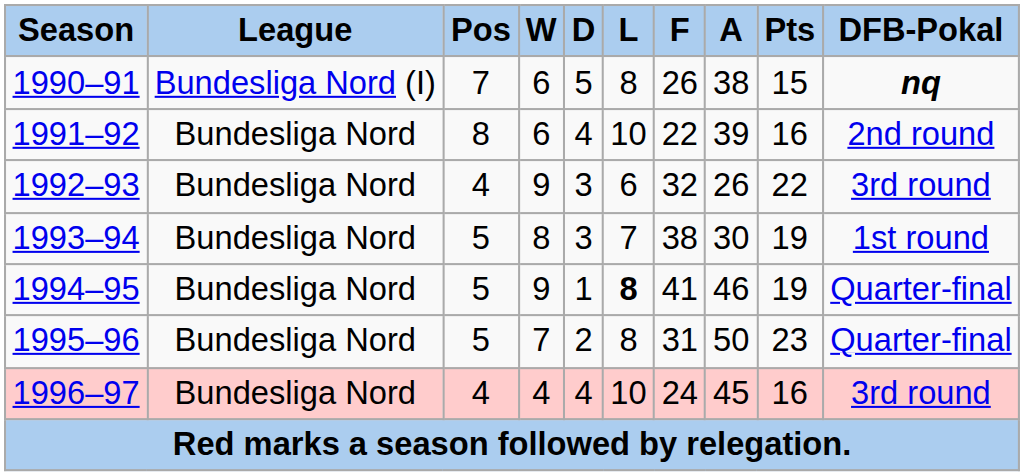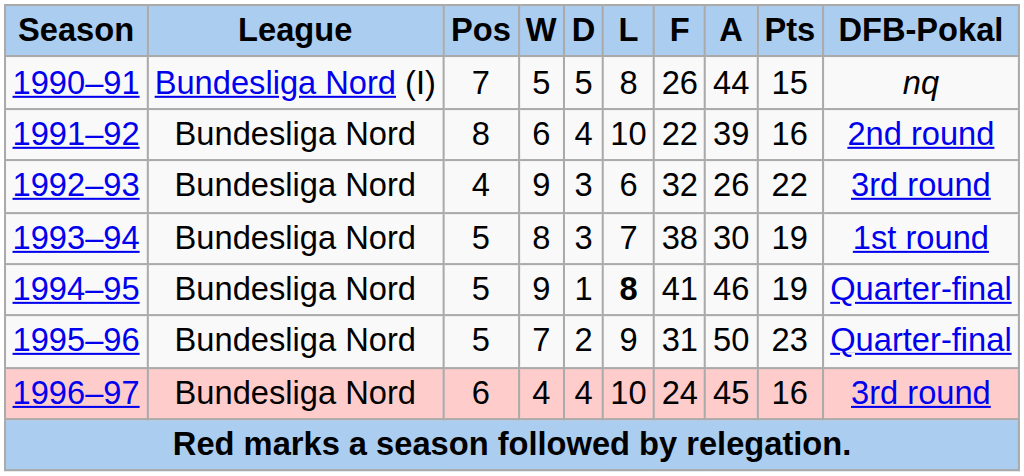(541, 82) 6 -> (541, 82) 5
(731, 82) 38 -> (731, 82) 44
(921, 82) bold -> (921, 82) normal
(628, 340) 8 -> (628, 340) 9
(481, 392) 4 -> (481, 392) 6
